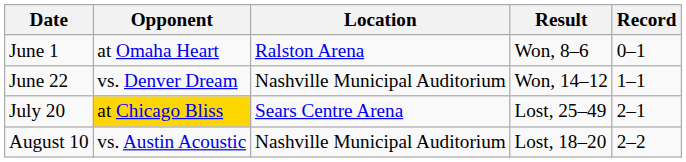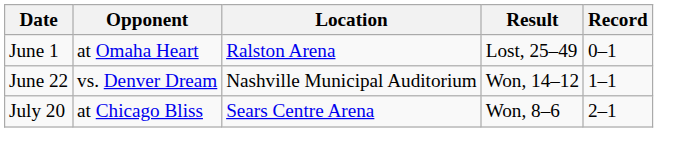(552, 50) Won, 8–6 -> (532, 50) Lost, 25–49
(160, 111) gold background -> (140, 111) no background
(560, 111) Lost, 25–49 -> (523, 111) Won, 8–6
- row: (49, 141)
